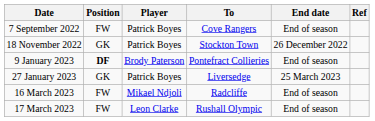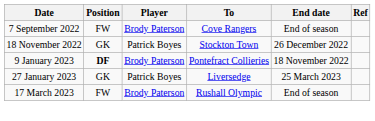(154, 28) Patrick Boyes -> (154, 28) Brody Paterson
(311, 60) End of season -> (311, 60) 18 November 2022
- row: (44, 92)
(154, 108) Leon Clarke -> (154, 92) Brody Paterson
